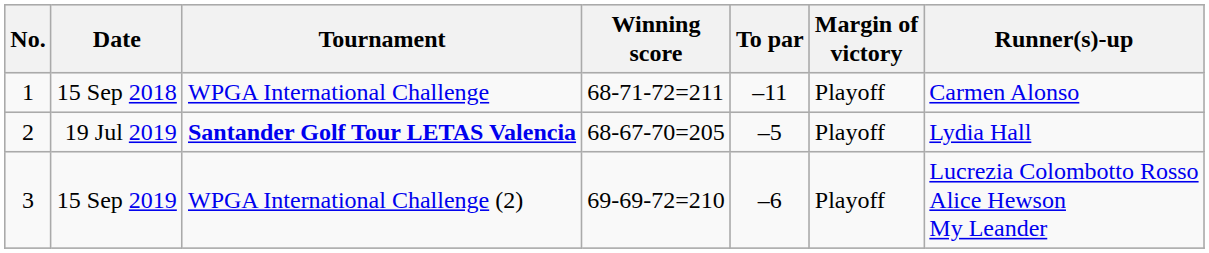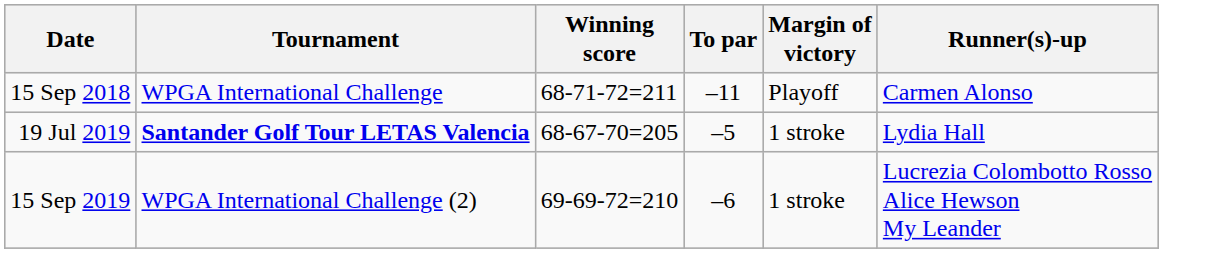- column: (28, 38)
(850, 132) Playoff -> (807, 132) 1 stroke
(850, 200) Playoff -> (807, 200) 1 stroke
